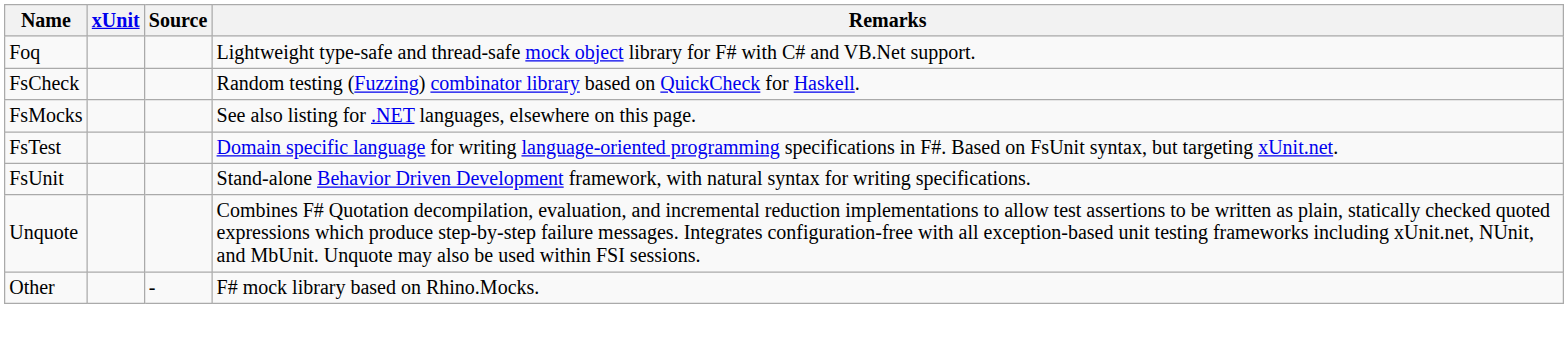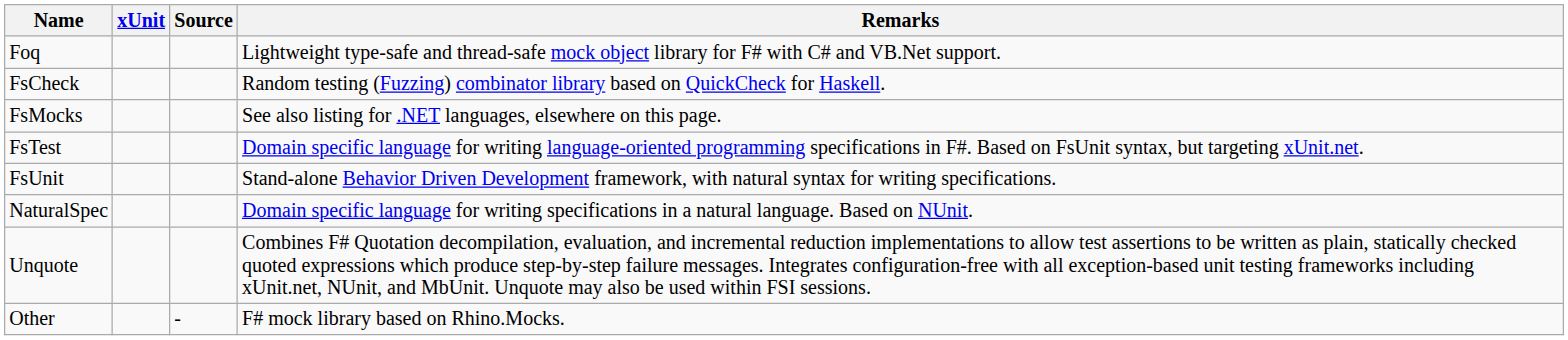+ row: (59, 210)
